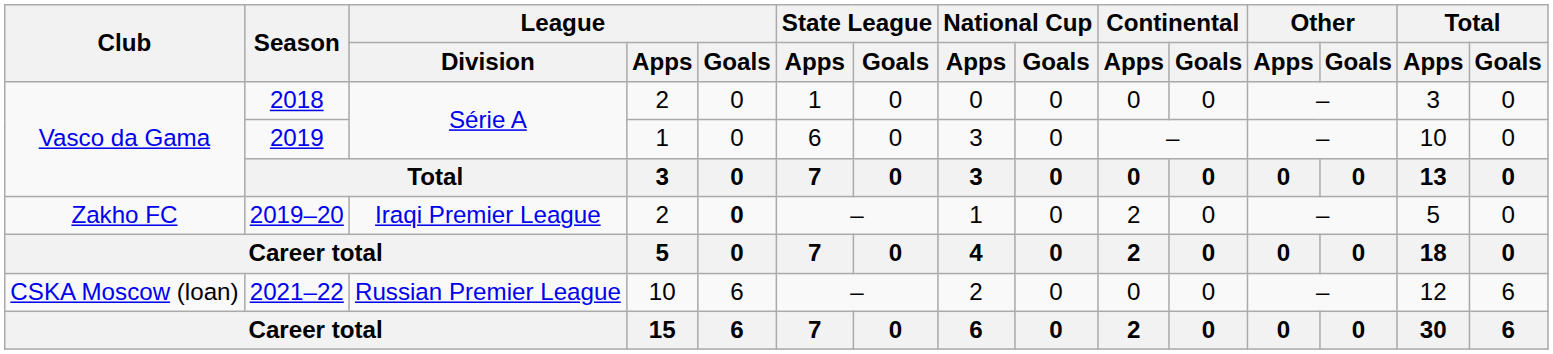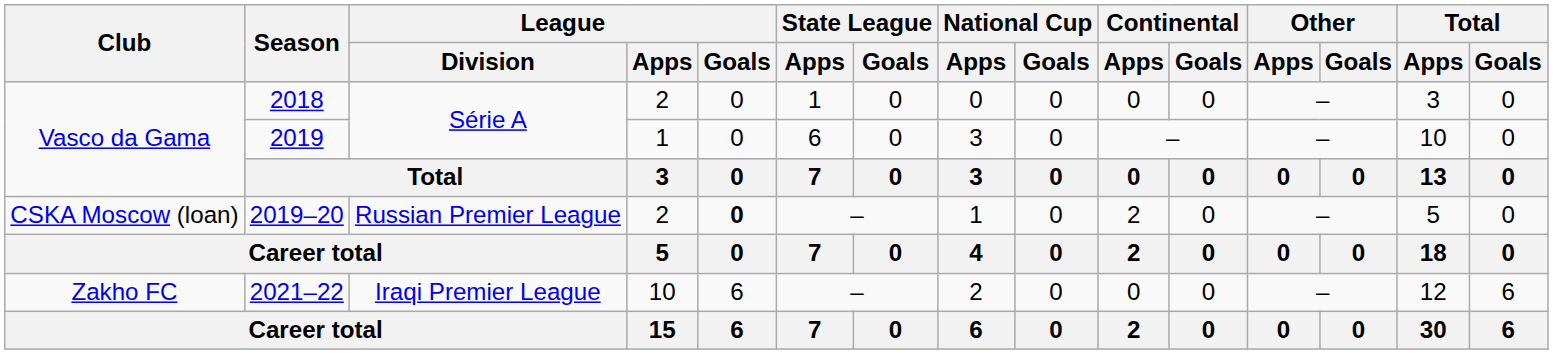(124, 215) Zakho FC -> (124, 215) CSKA Moscow (loan)
(488, 215) Iraqi Premier League -> (488, 215) Russian Premier League
(124, 291) CSKA Moscow (loan) -> (124, 291) Zakho FC
(488, 291) Russian Premier League -> (488, 291) Iraqi Premier League
